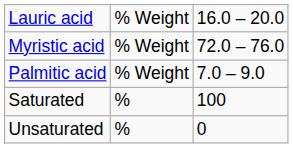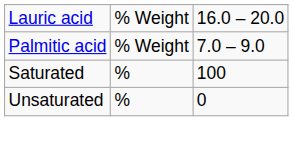- row: (57, 45)
